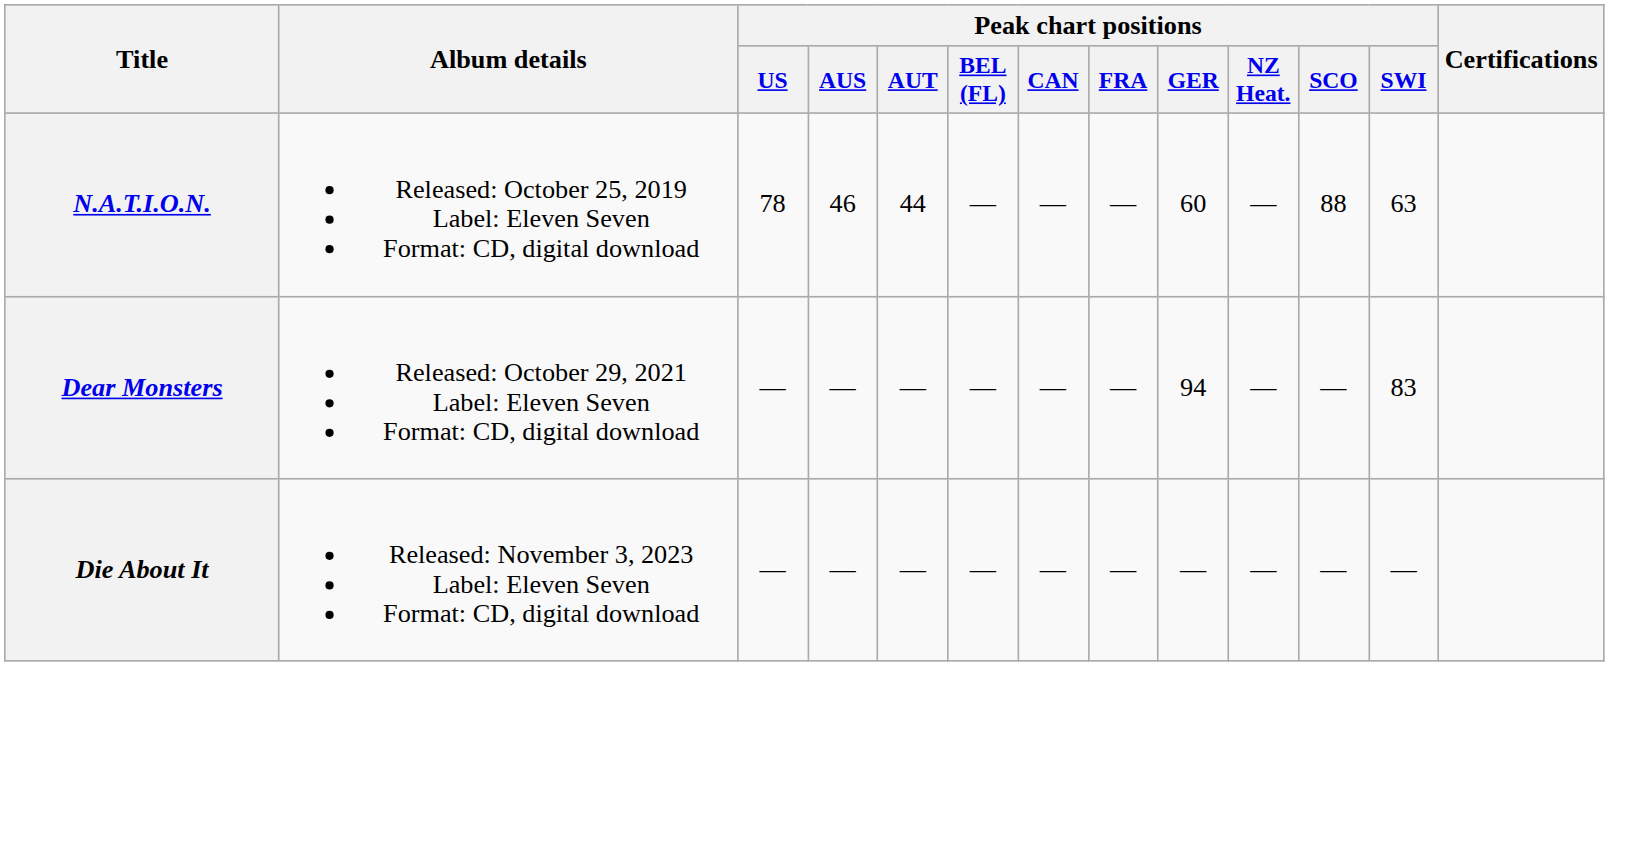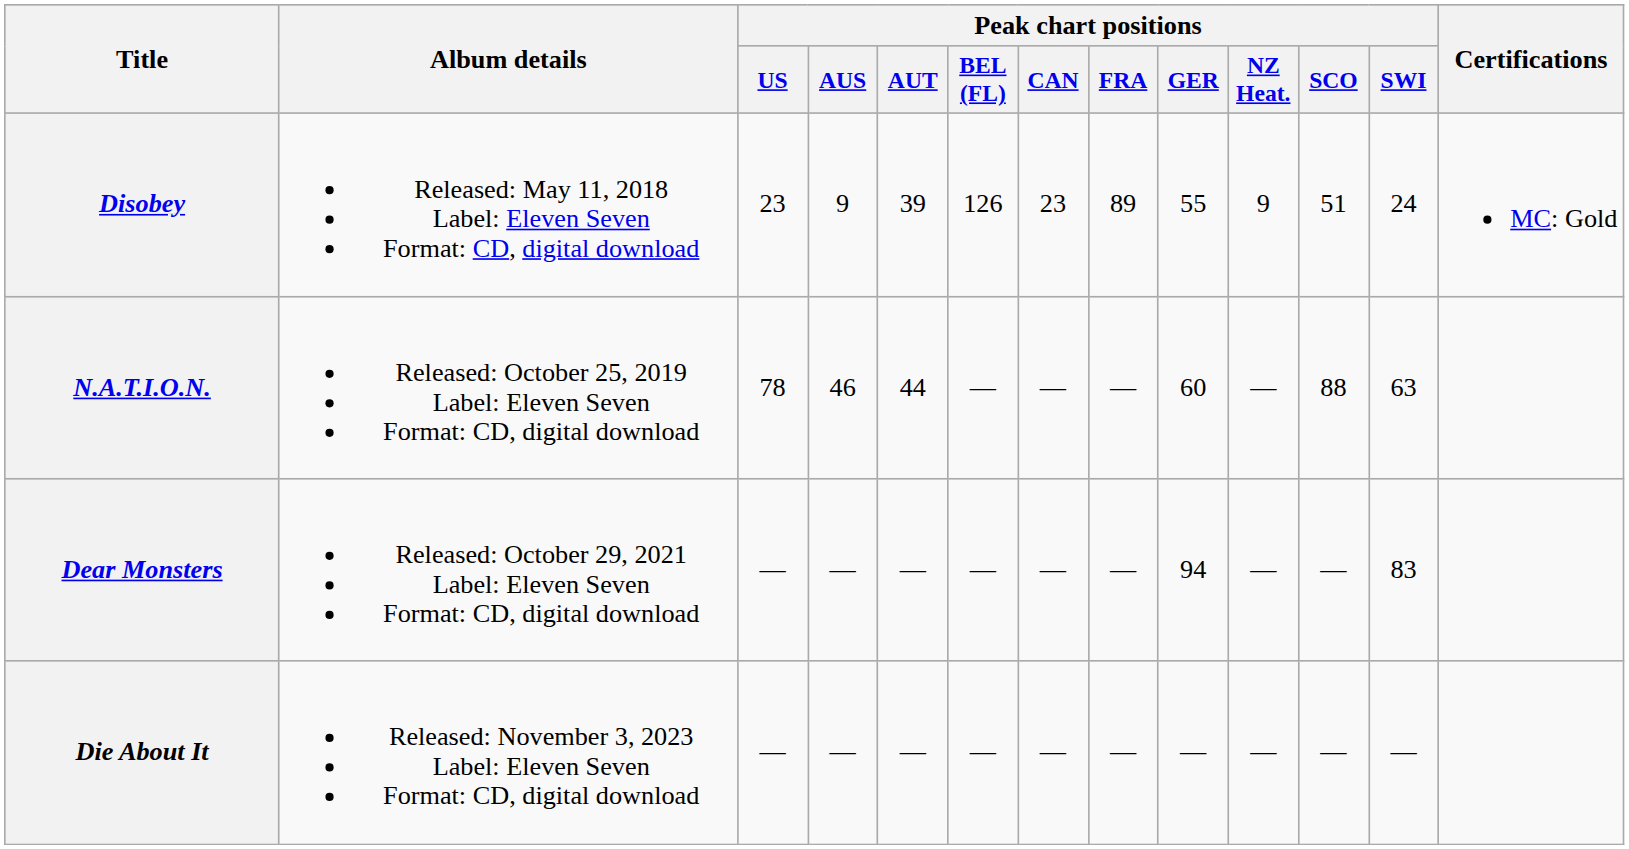+ row: (142, 204)
